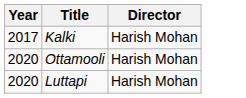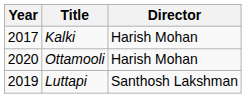(23, 81) 2020 -> (23, 81) 2019
(154, 81) Harish Mohan -> (174, 81) Santhosh Lakshman
